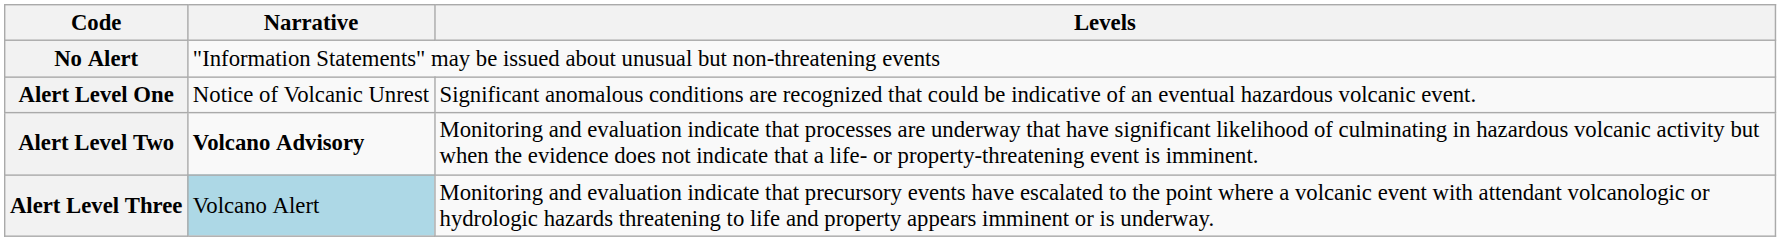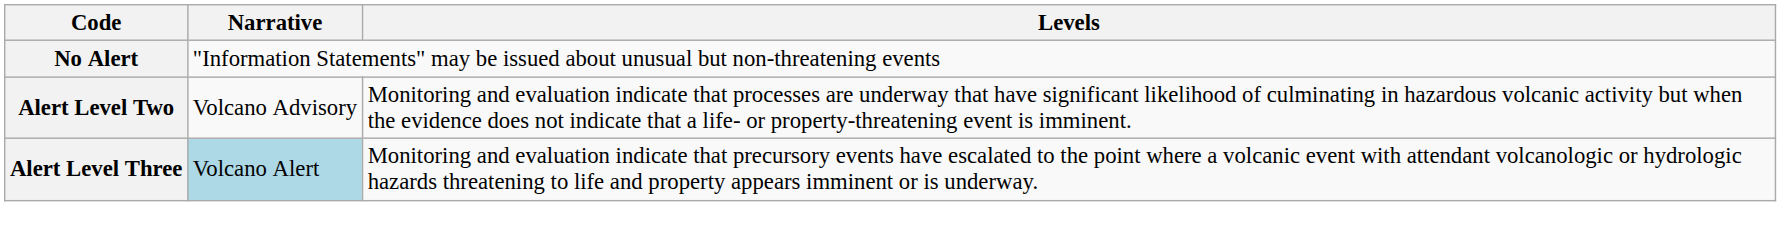- row: (96, 94)
(279, 143) bold -> (275, 107) normal
